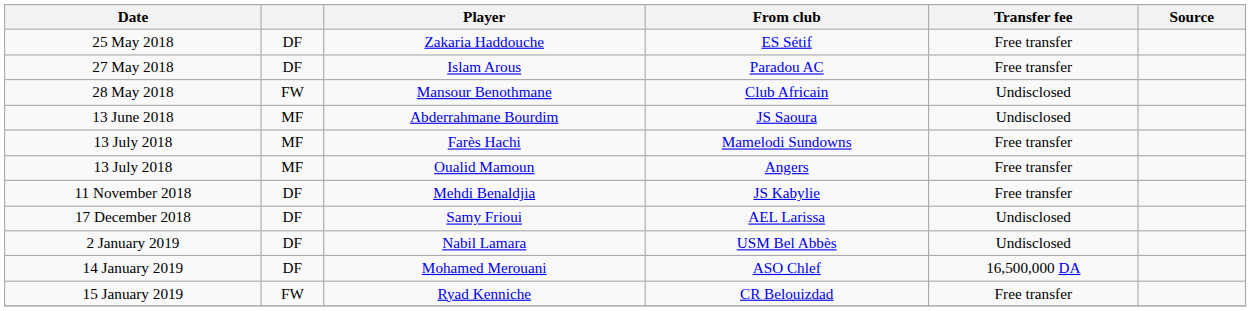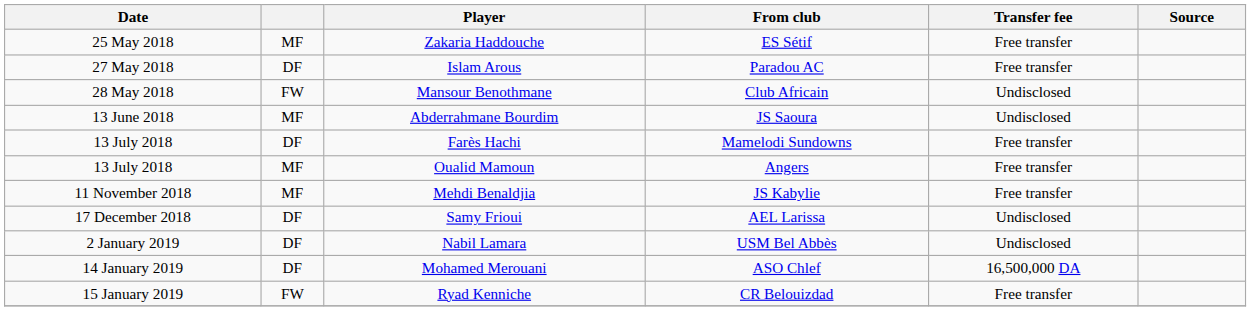(292, 41) DF -> (292, 41) MF
(292, 142) MF -> (292, 142) DF
(292, 192) DF -> (292, 192) MF
